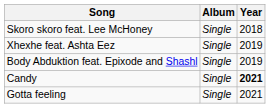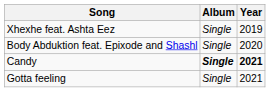- row: (80, 29)
(251, 62) 2019 -> (251, 45) 2020
(217, 78) normal -> (218, 62) bold
